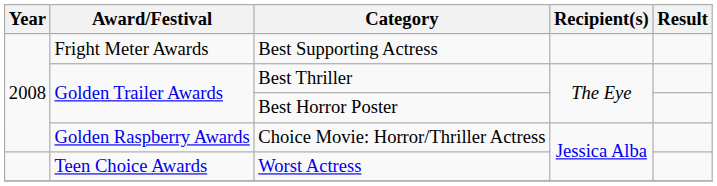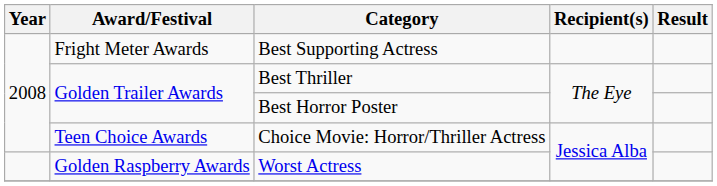(152, 136) Golden Raspberry Awards -> (131, 136) Teen Choice Awards
(131, 166) Teen Choice Awards -> (152, 166) Golden Raspberry Awards
